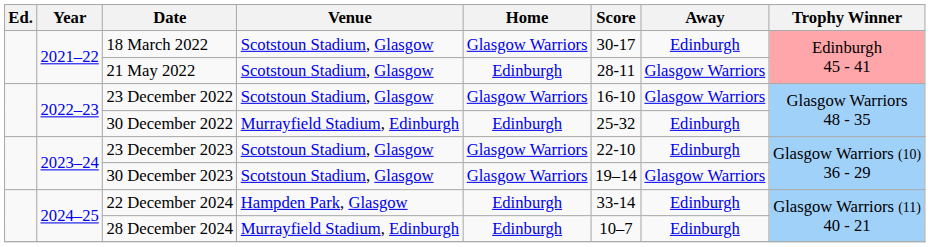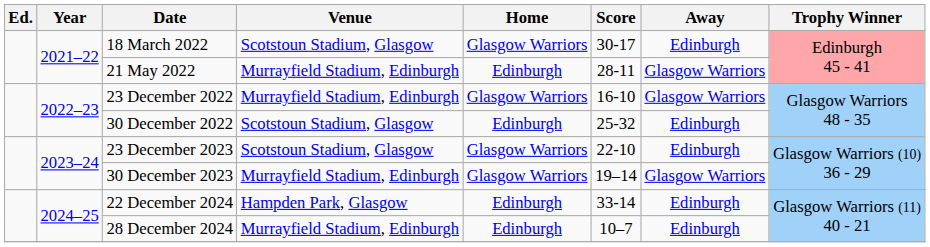(337, 70) Scotstoun Stadium, Glasgow -> (350, 70) Murrayfield Stadium, Edinburgh
(337, 96) Scotstoun Stadium, Glasgow -> (350, 96) Murrayfield Stadium, Edinburgh
(350, 123) Murrayfield Stadium, Edinburgh -> (337, 123) Scotstoun Stadium, Glasgow
(337, 176) Scotstoun Stadium, Glasgow -> (350, 176) Murrayfield Stadium, Edinburgh
